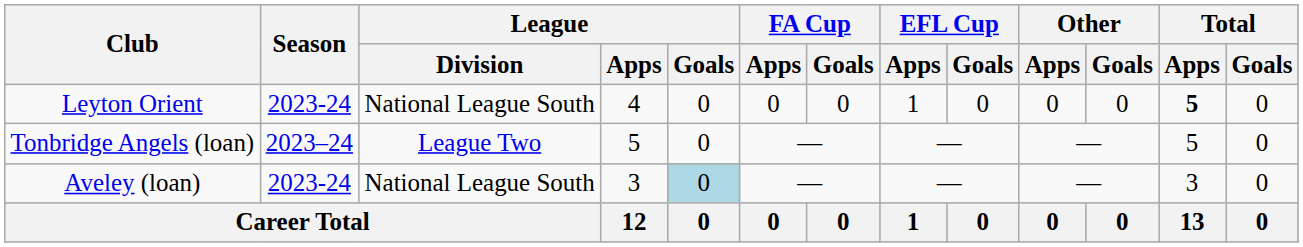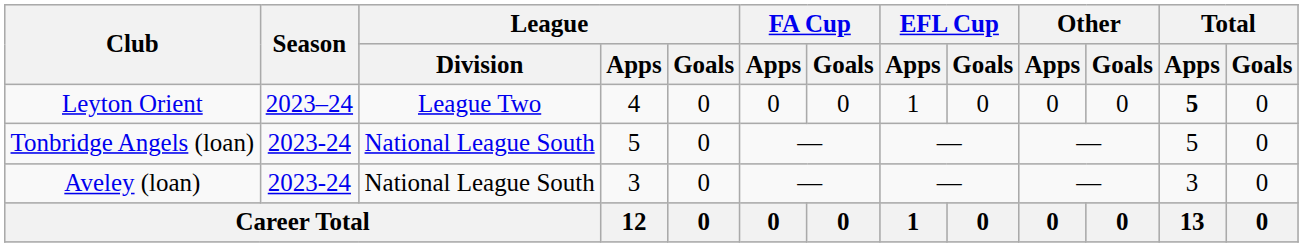(309, 103) 2023-24 -> (309, 103) 2023–24
(480, 103) National League South -> (480, 103) League Two
(309, 143) 2023–24 -> (309, 143) 2023-24
(480, 143) League Two -> (480, 143) National League South
(704, 182) lightblue background -> (704, 182) no background
